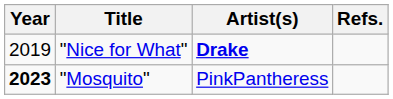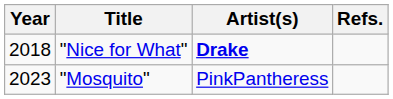(30, 49) 2019 -> (30, 49) 2018
(30, 79) bold -> (30, 79) normal
